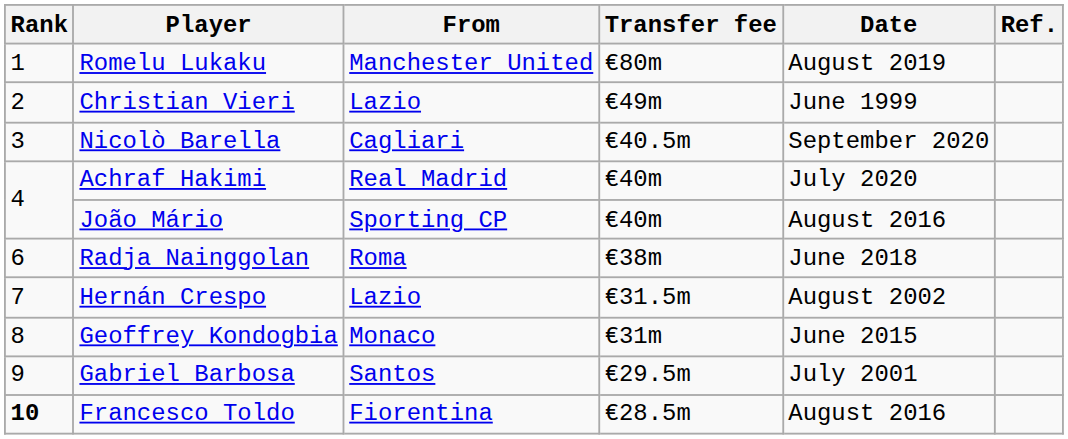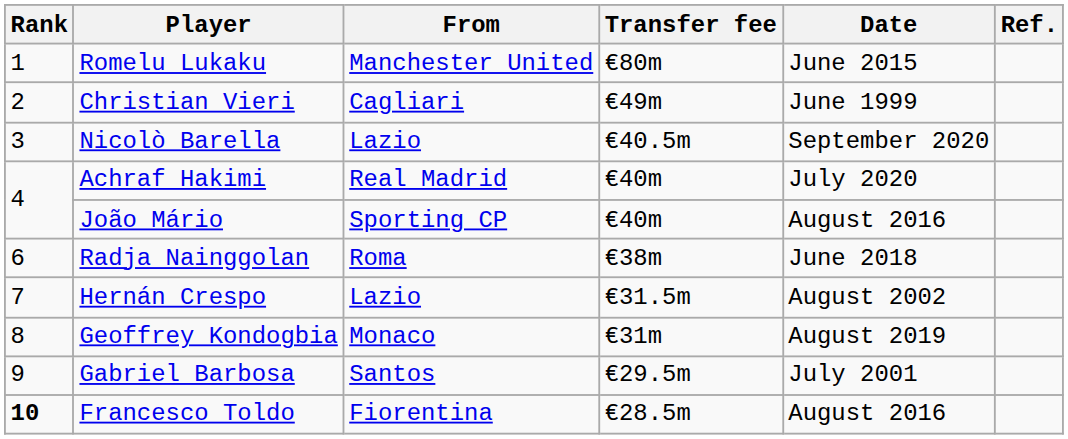(867, 63) August 2019 -> (853, 63) June 2015
(385, 102) Lazio -> (407, 102) Cagliari
(407, 141) Cagliari -> (385, 141) Lazio
(853, 336) June 2015 -> (867, 336) August 2019
